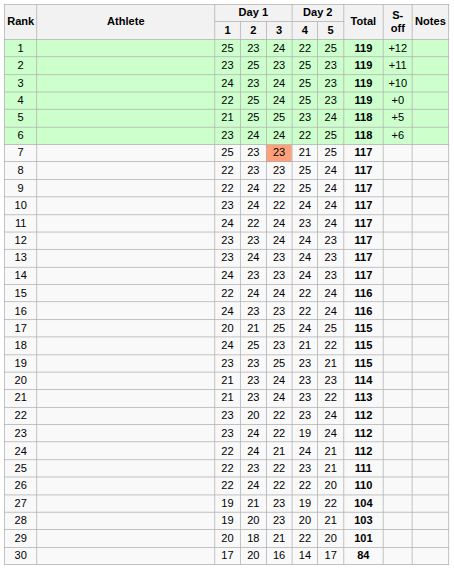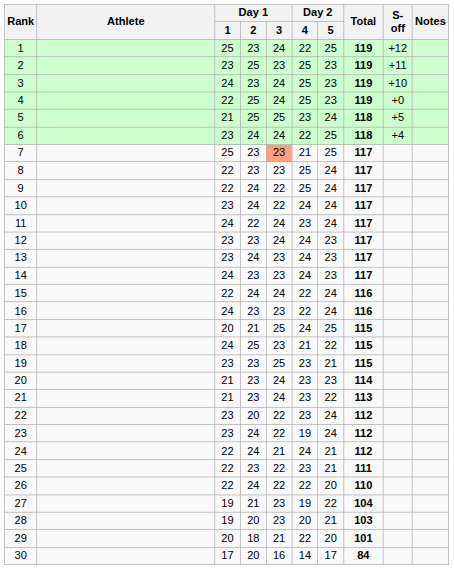(398, 135) +6 -> (398, 135) +4
